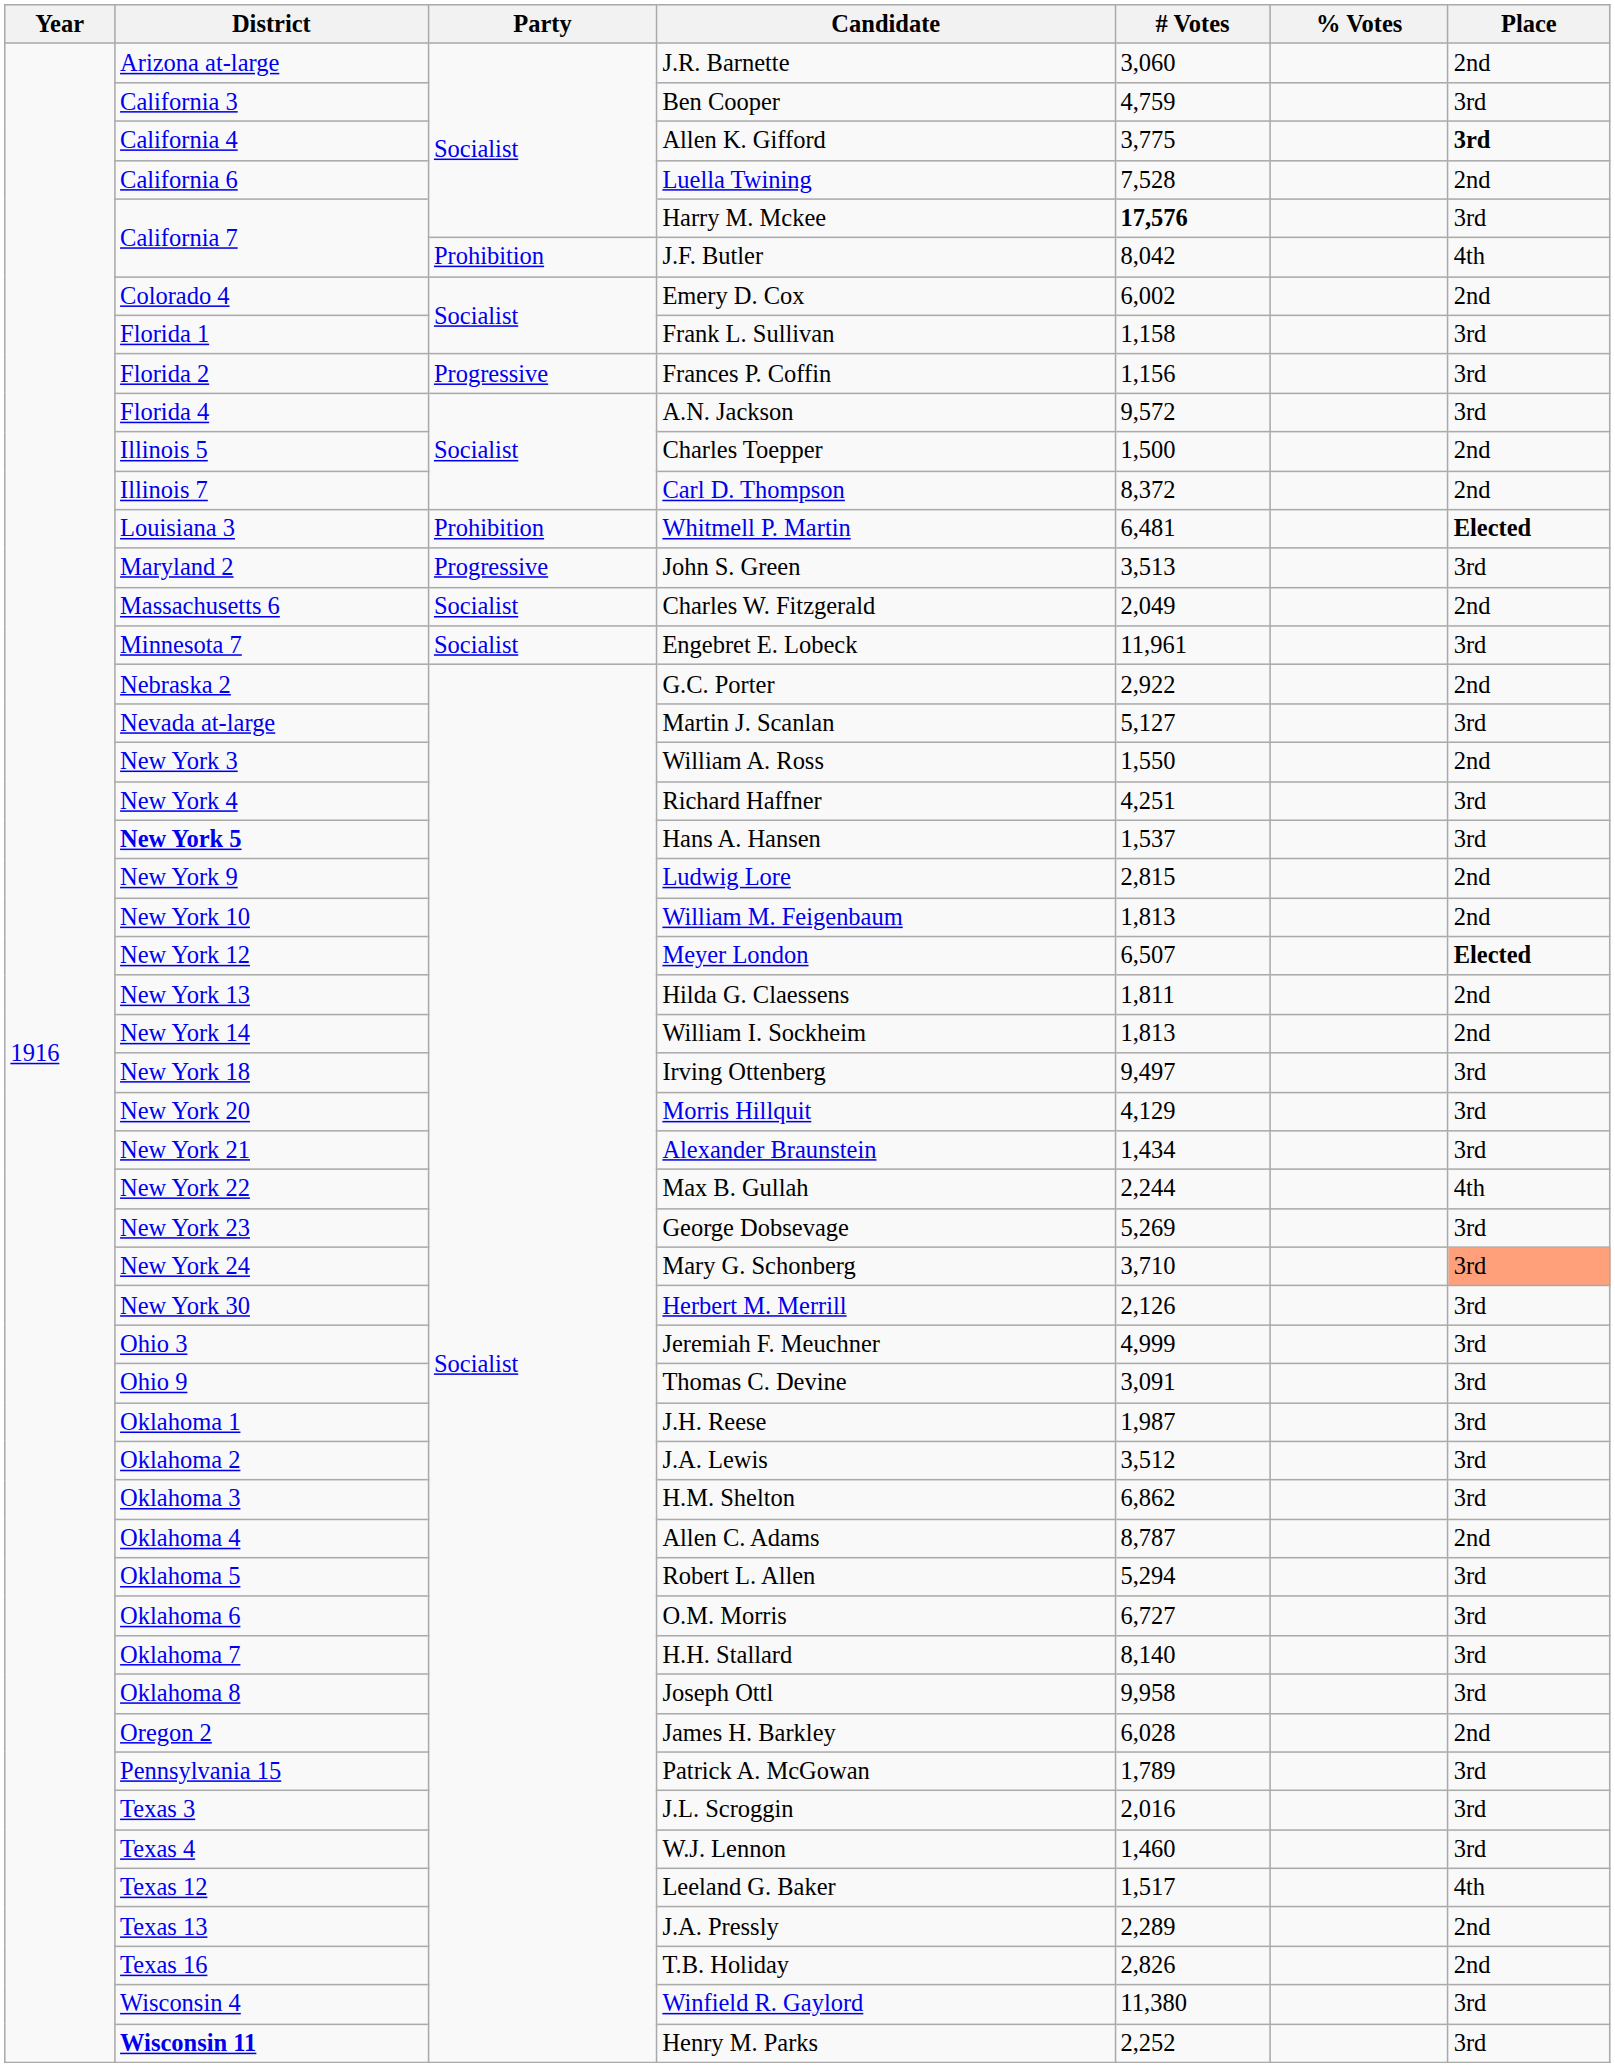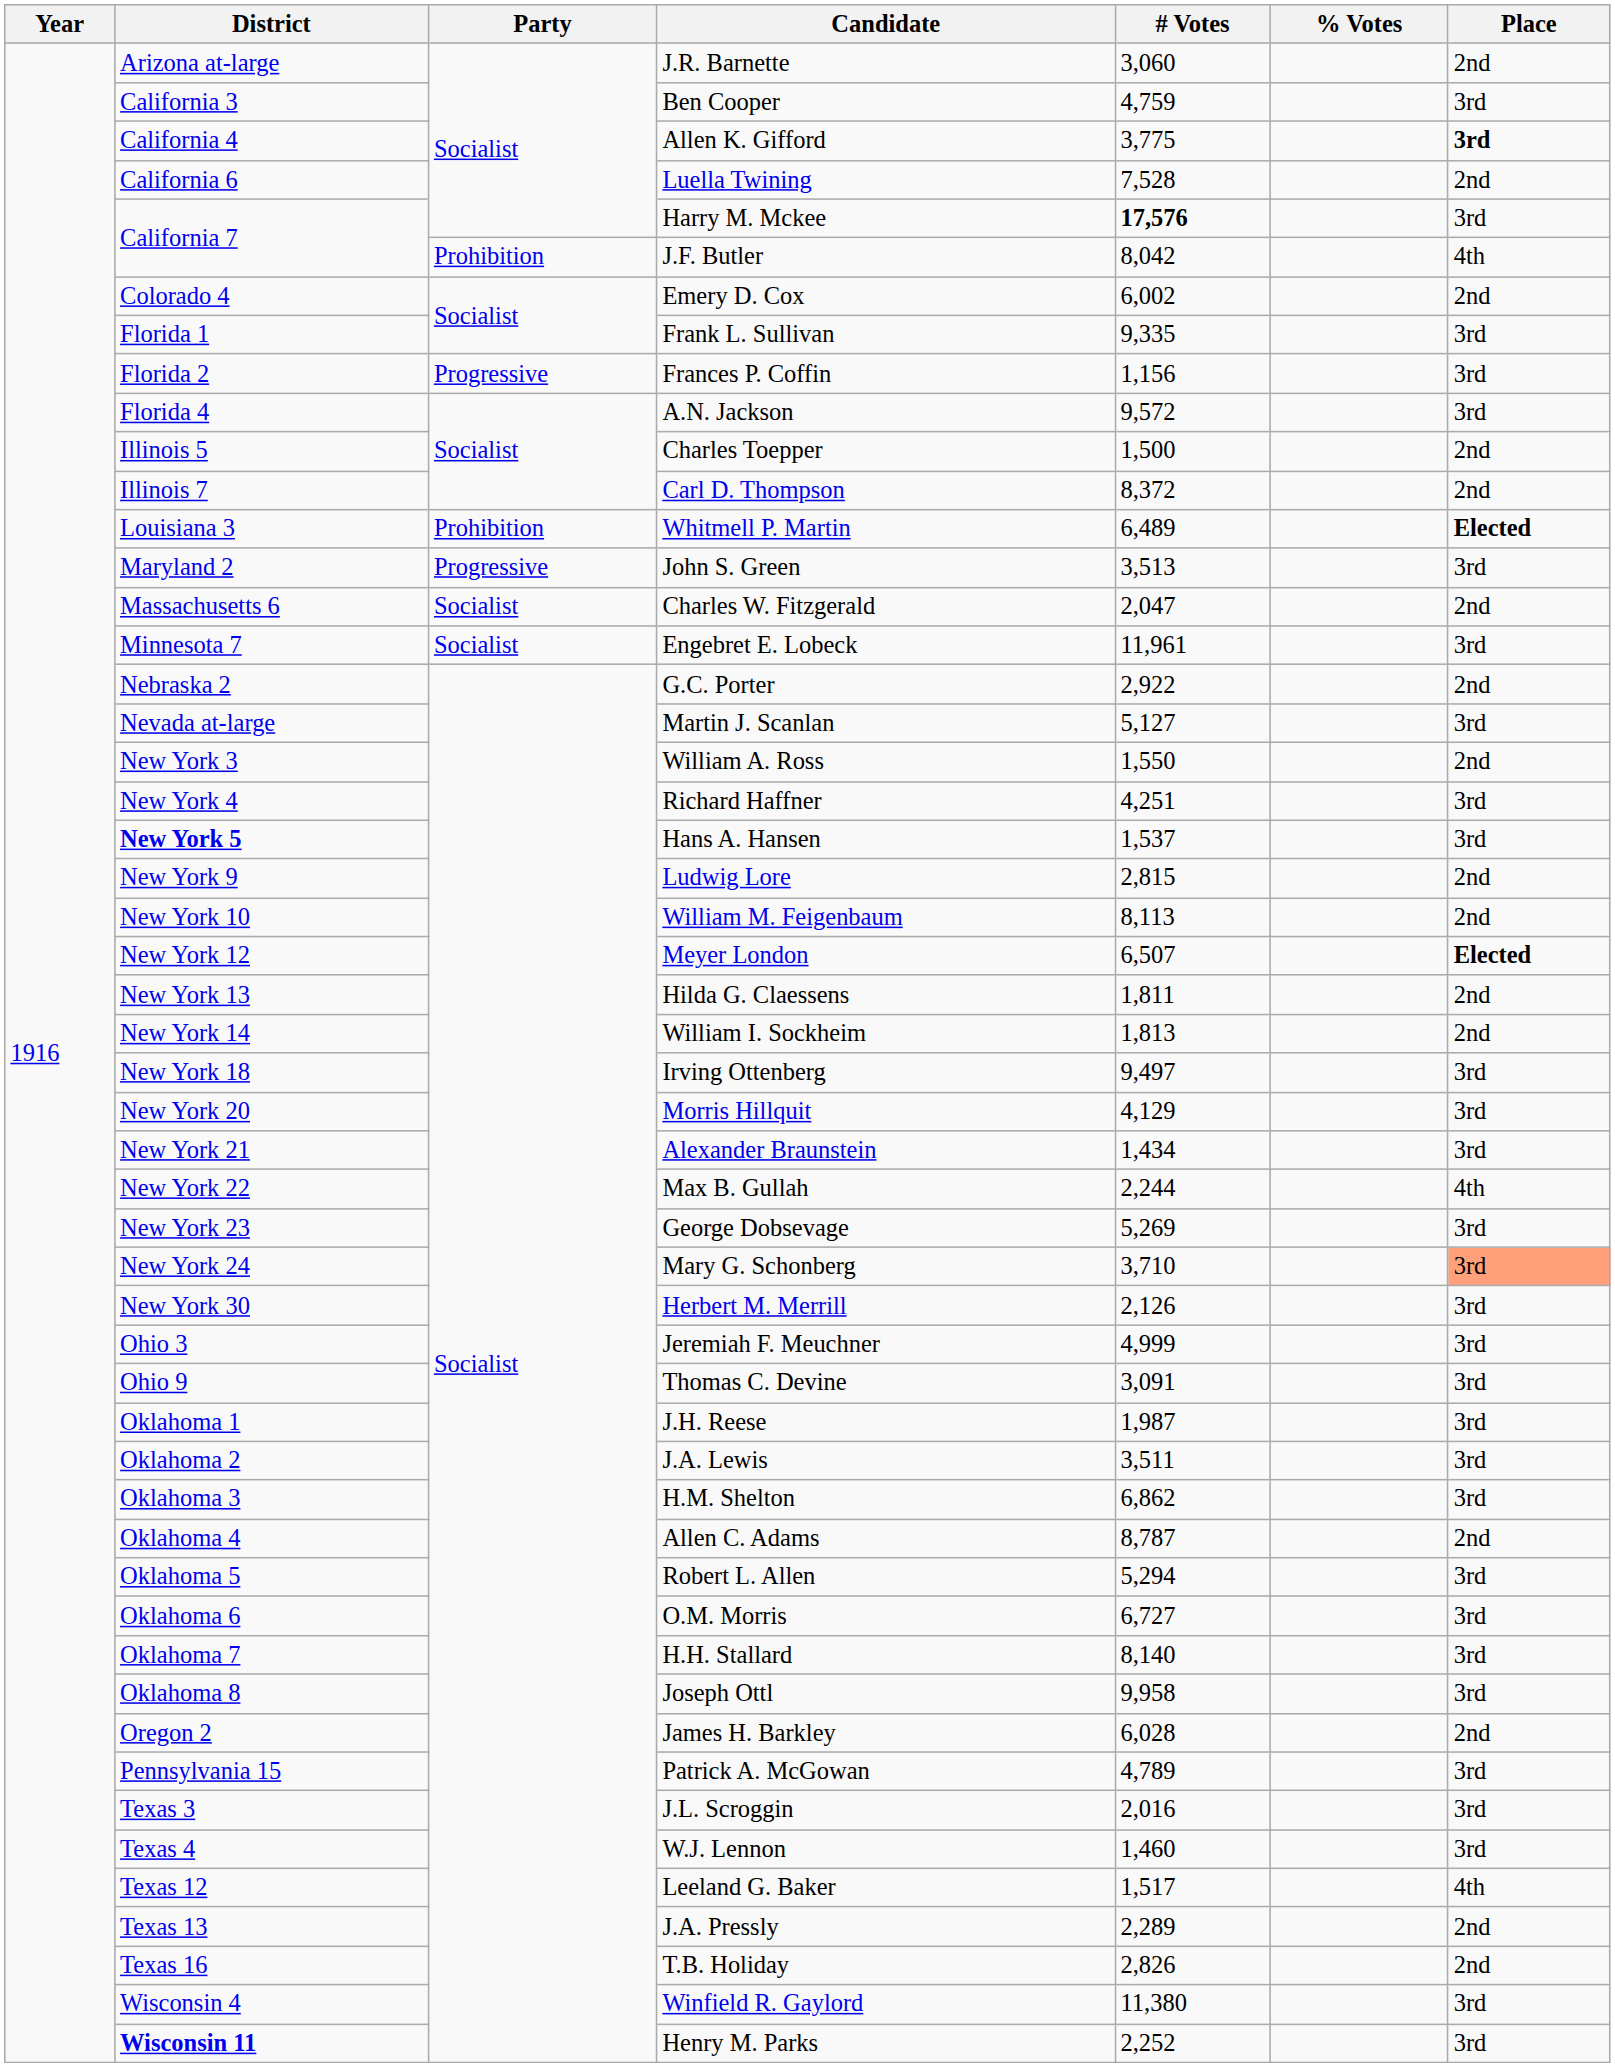(1148, 334) 1,158 -> (1148, 334) 9,335
(1148, 528) 6,481 -> (1148, 528) 6,489
(1148, 606) 2,049 -> (1148, 606) 2,047
(1148, 916) 1,813 -> (1148, 916) 8,113
(1148, 1460) 3,512 -> (1148, 1460) 3,511
(1148, 1770) 1,789 -> (1148, 1770) 4,789
